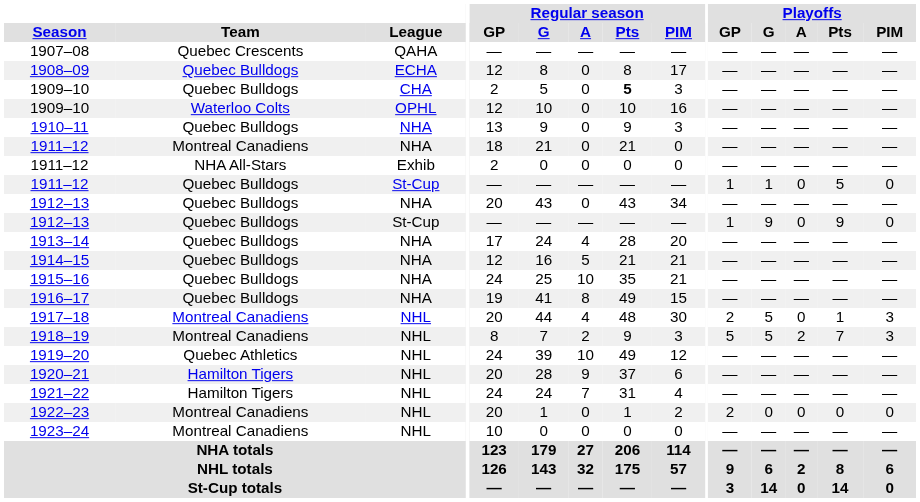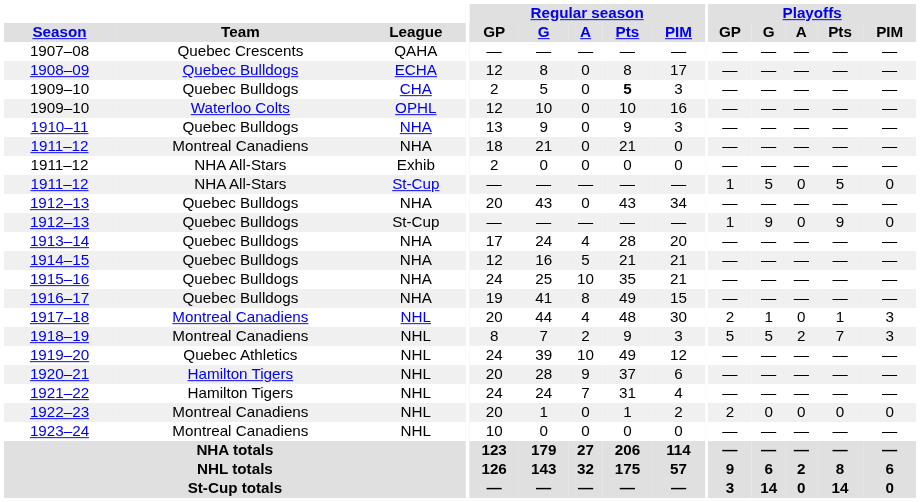(240, 184) Quebec Bulldogs -> (240, 184) NHA All-Stars
(769, 184) 1 -> (769, 184) 5
(769, 317) 5 -> (769, 317) 1
